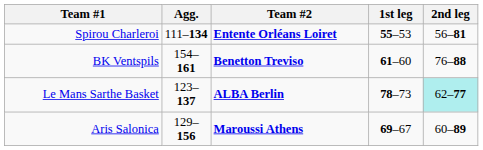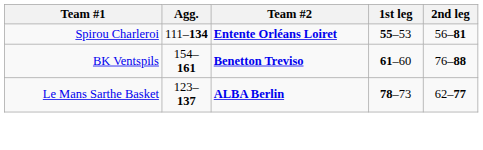(450, 94) paleturquoise background -> (450, 94) no background
- row: (125, 128)
